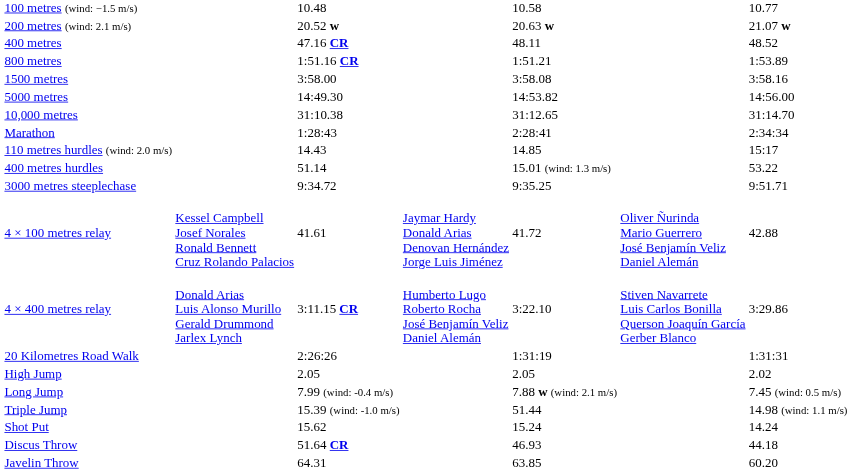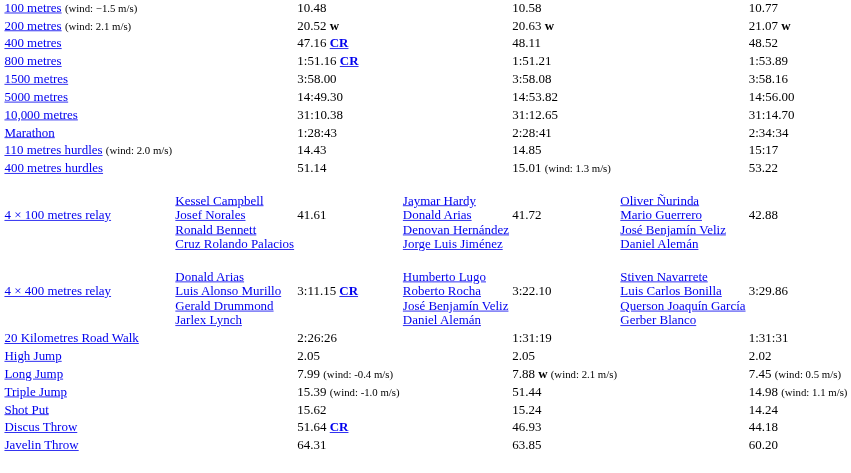- row: (70, 186)
